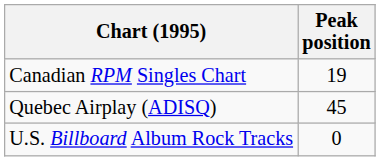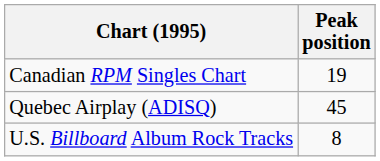(337, 139) 0 -> (337, 139) 8
